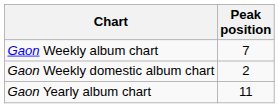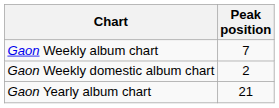(246, 92) 11 -> (246, 92) 21
